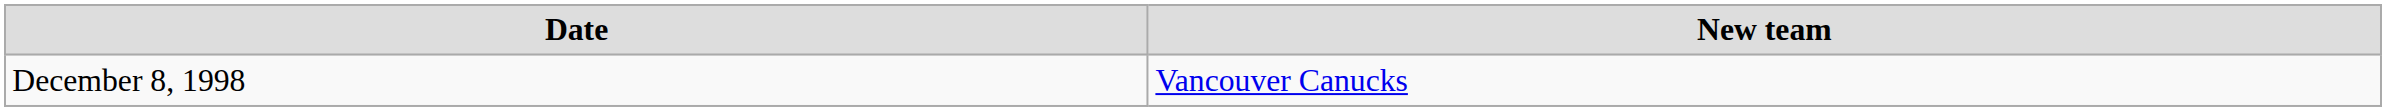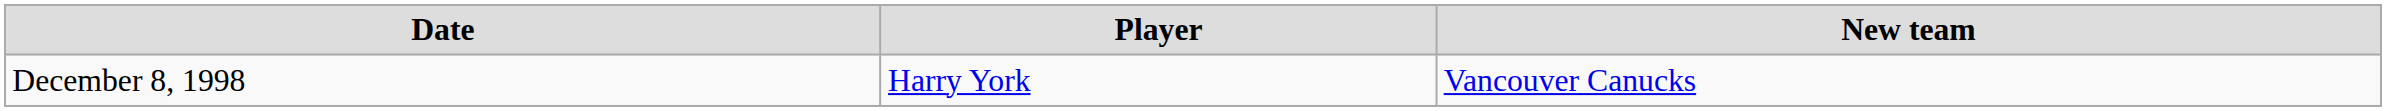+ column: (1159, 29)
